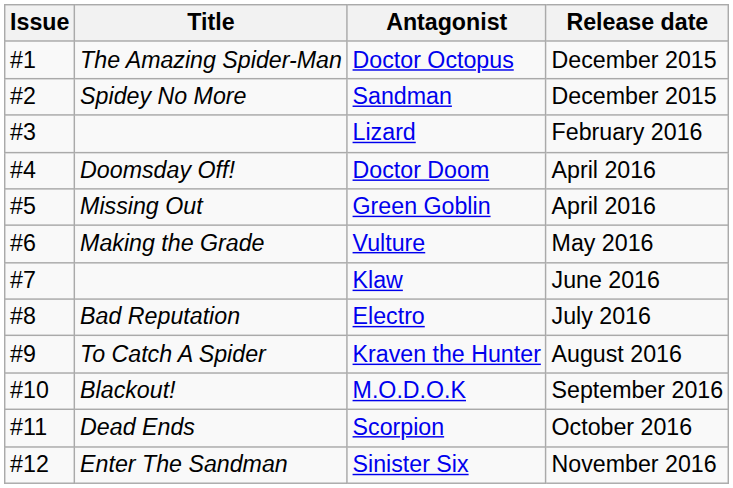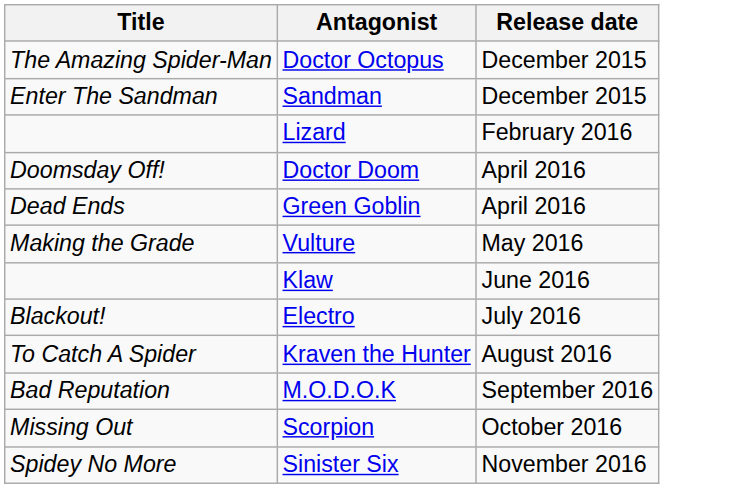- column: (40, 22)
(163, 96) Spidey No More -> (114, 96) Enter The Sandman
(141, 206) Missing Out -> (67, 206) Dead Ends
(160, 317) Bad Reputation -> (58, 317) Blackout!
(128, 390) Blackout! -> (90, 390) Bad Reputation
(138, 427) Dead Ends -> (71, 427) Missing Out
(184, 464) Enter The Sandman -> (93, 464) Spidey No More
